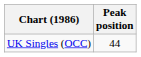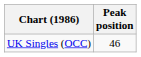(115, 43) 44 -> (115, 43) 46
